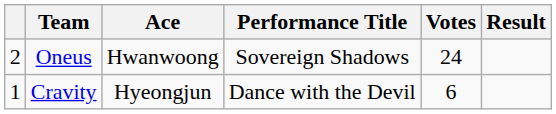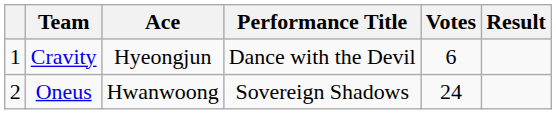rows swapped: (64, 91) <-> (64, 56)
